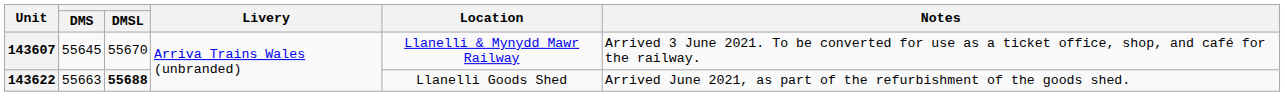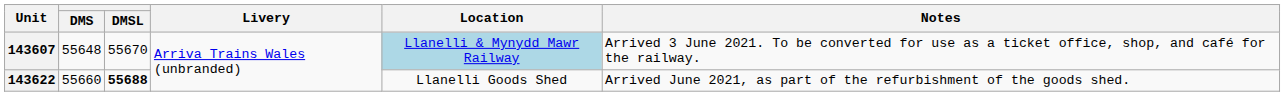(82, 51) 55645 -> (82, 51) 55648
(492, 51) no background -> (492, 51) lightblue background
(82, 80) 55663 -> (82, 80) 55660
